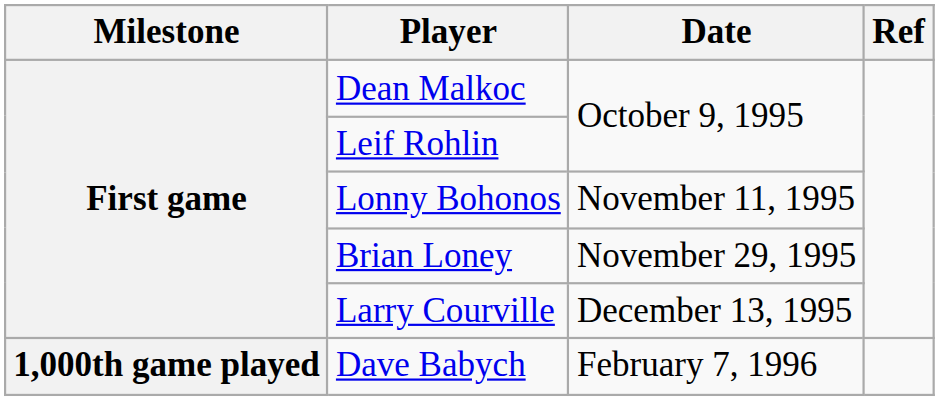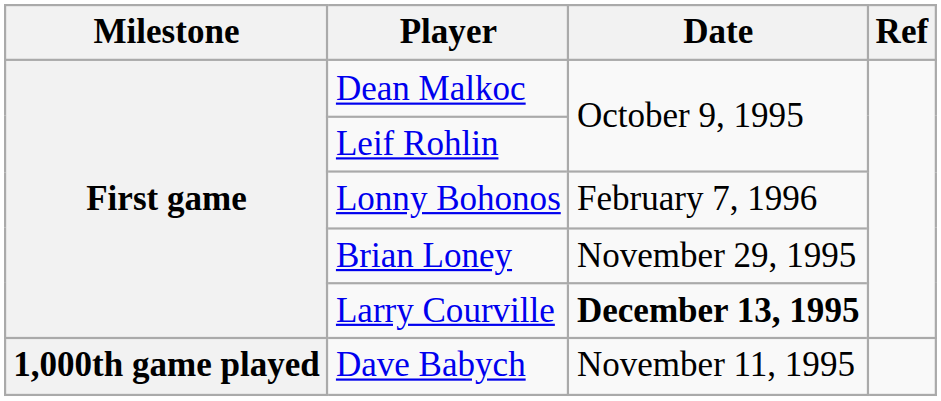(716, 198) November 11, 1995 -> (697, 198) February 7, 1996
(715, 310) normal -> (718, 310) bold
(697, 365) February 7, 1996 -> (716, 365) November 11, 1995
